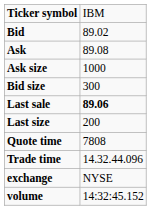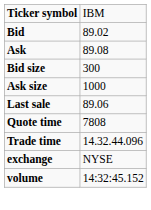rows swapped: (26, 86) <-> (27, 68)
(96, 104) bold -> (96, 104) normal
- row: (28, 123)
